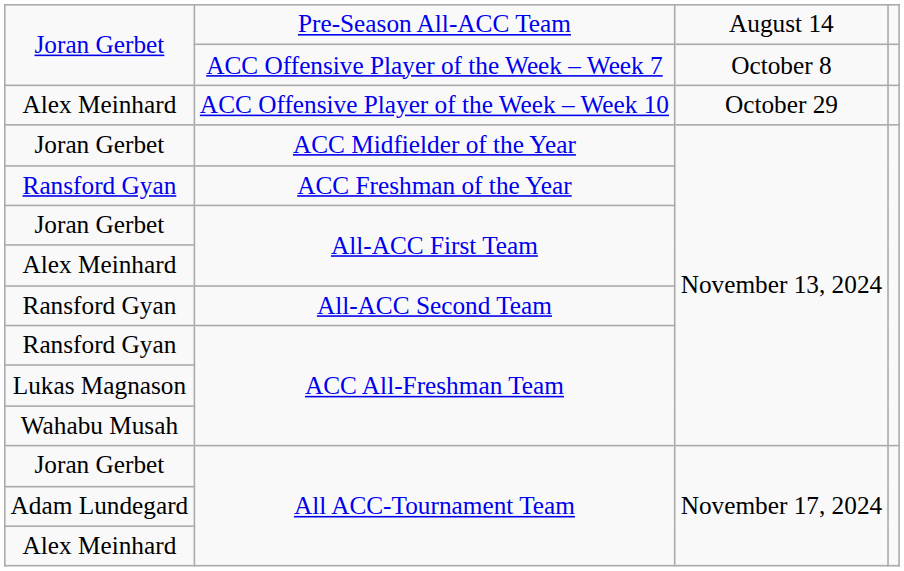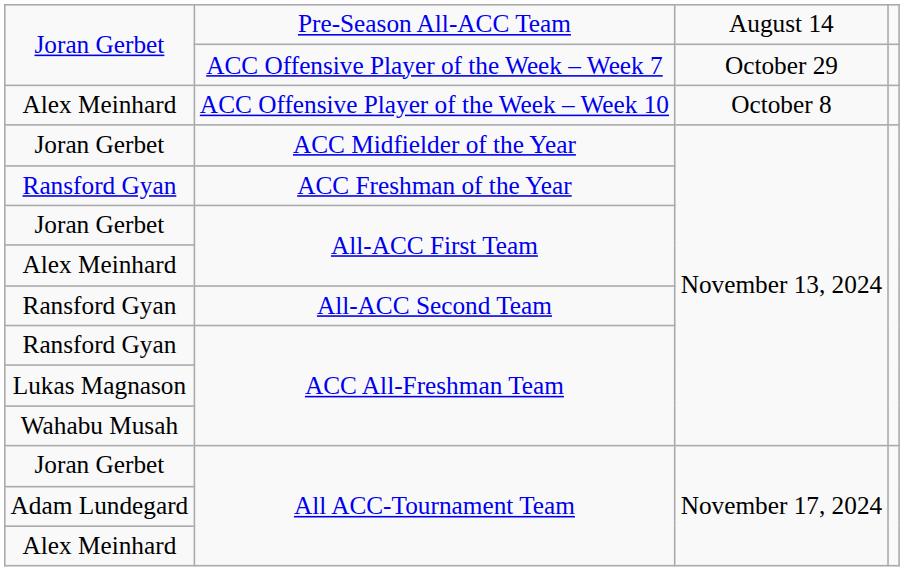(781, 64) October 8 -> (781, 64) October 29
(781, 104) October 29 -> (781, 104) October 8
